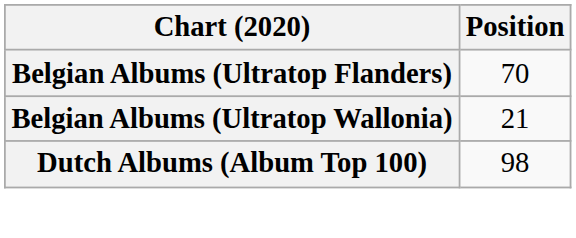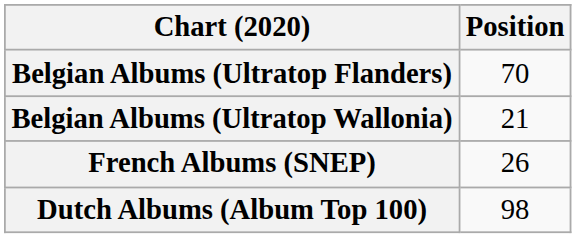+ row: (232, 163)
